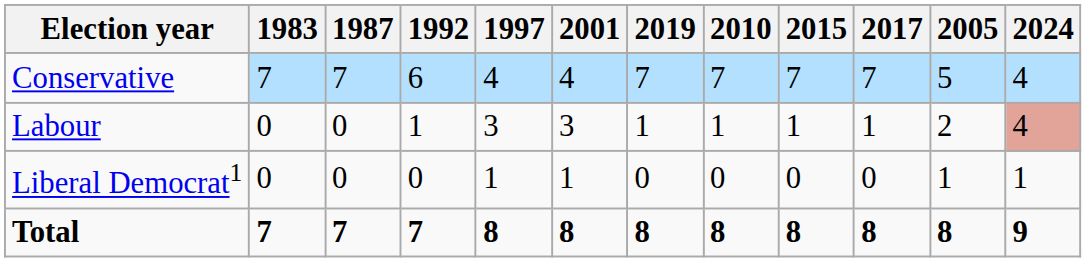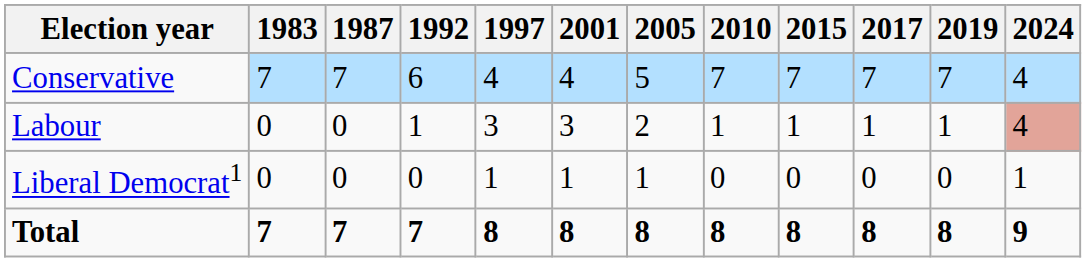columns swapped: (968, 28) <-> (665, 28)
